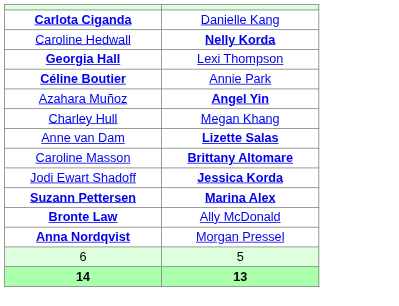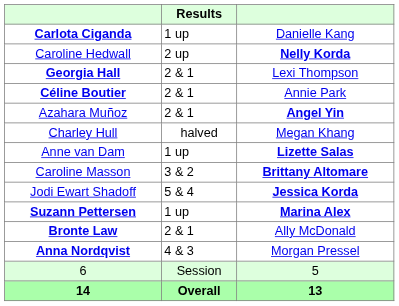+ column: (199, 14)
